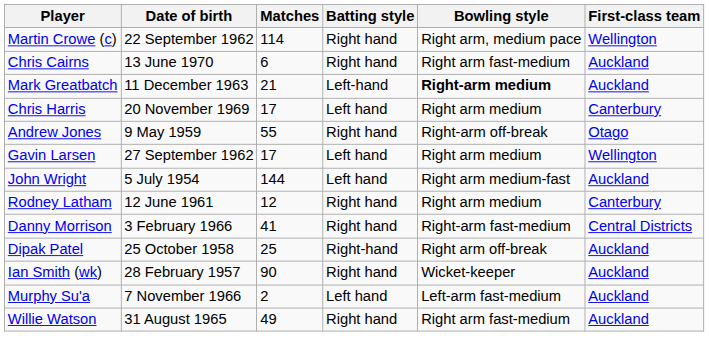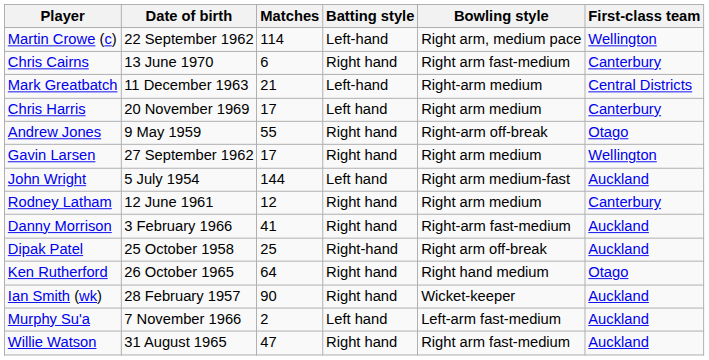(362, 39) Right hand -> (357, 39) Left-hand
(619, 62) Auckland -> (625, 62) Canterbury
(486, 86) bold -> (482, 86) normal
(619, 86) Auckland -> (640, 86) Central Districts
(357, 156) Left hand -> (362, 156) Right hand
(640, 226) Central Districts -> (619, 226) Auckland
+ row: (58, 272)
(269, 319) 49 -> (269, 343) 47
